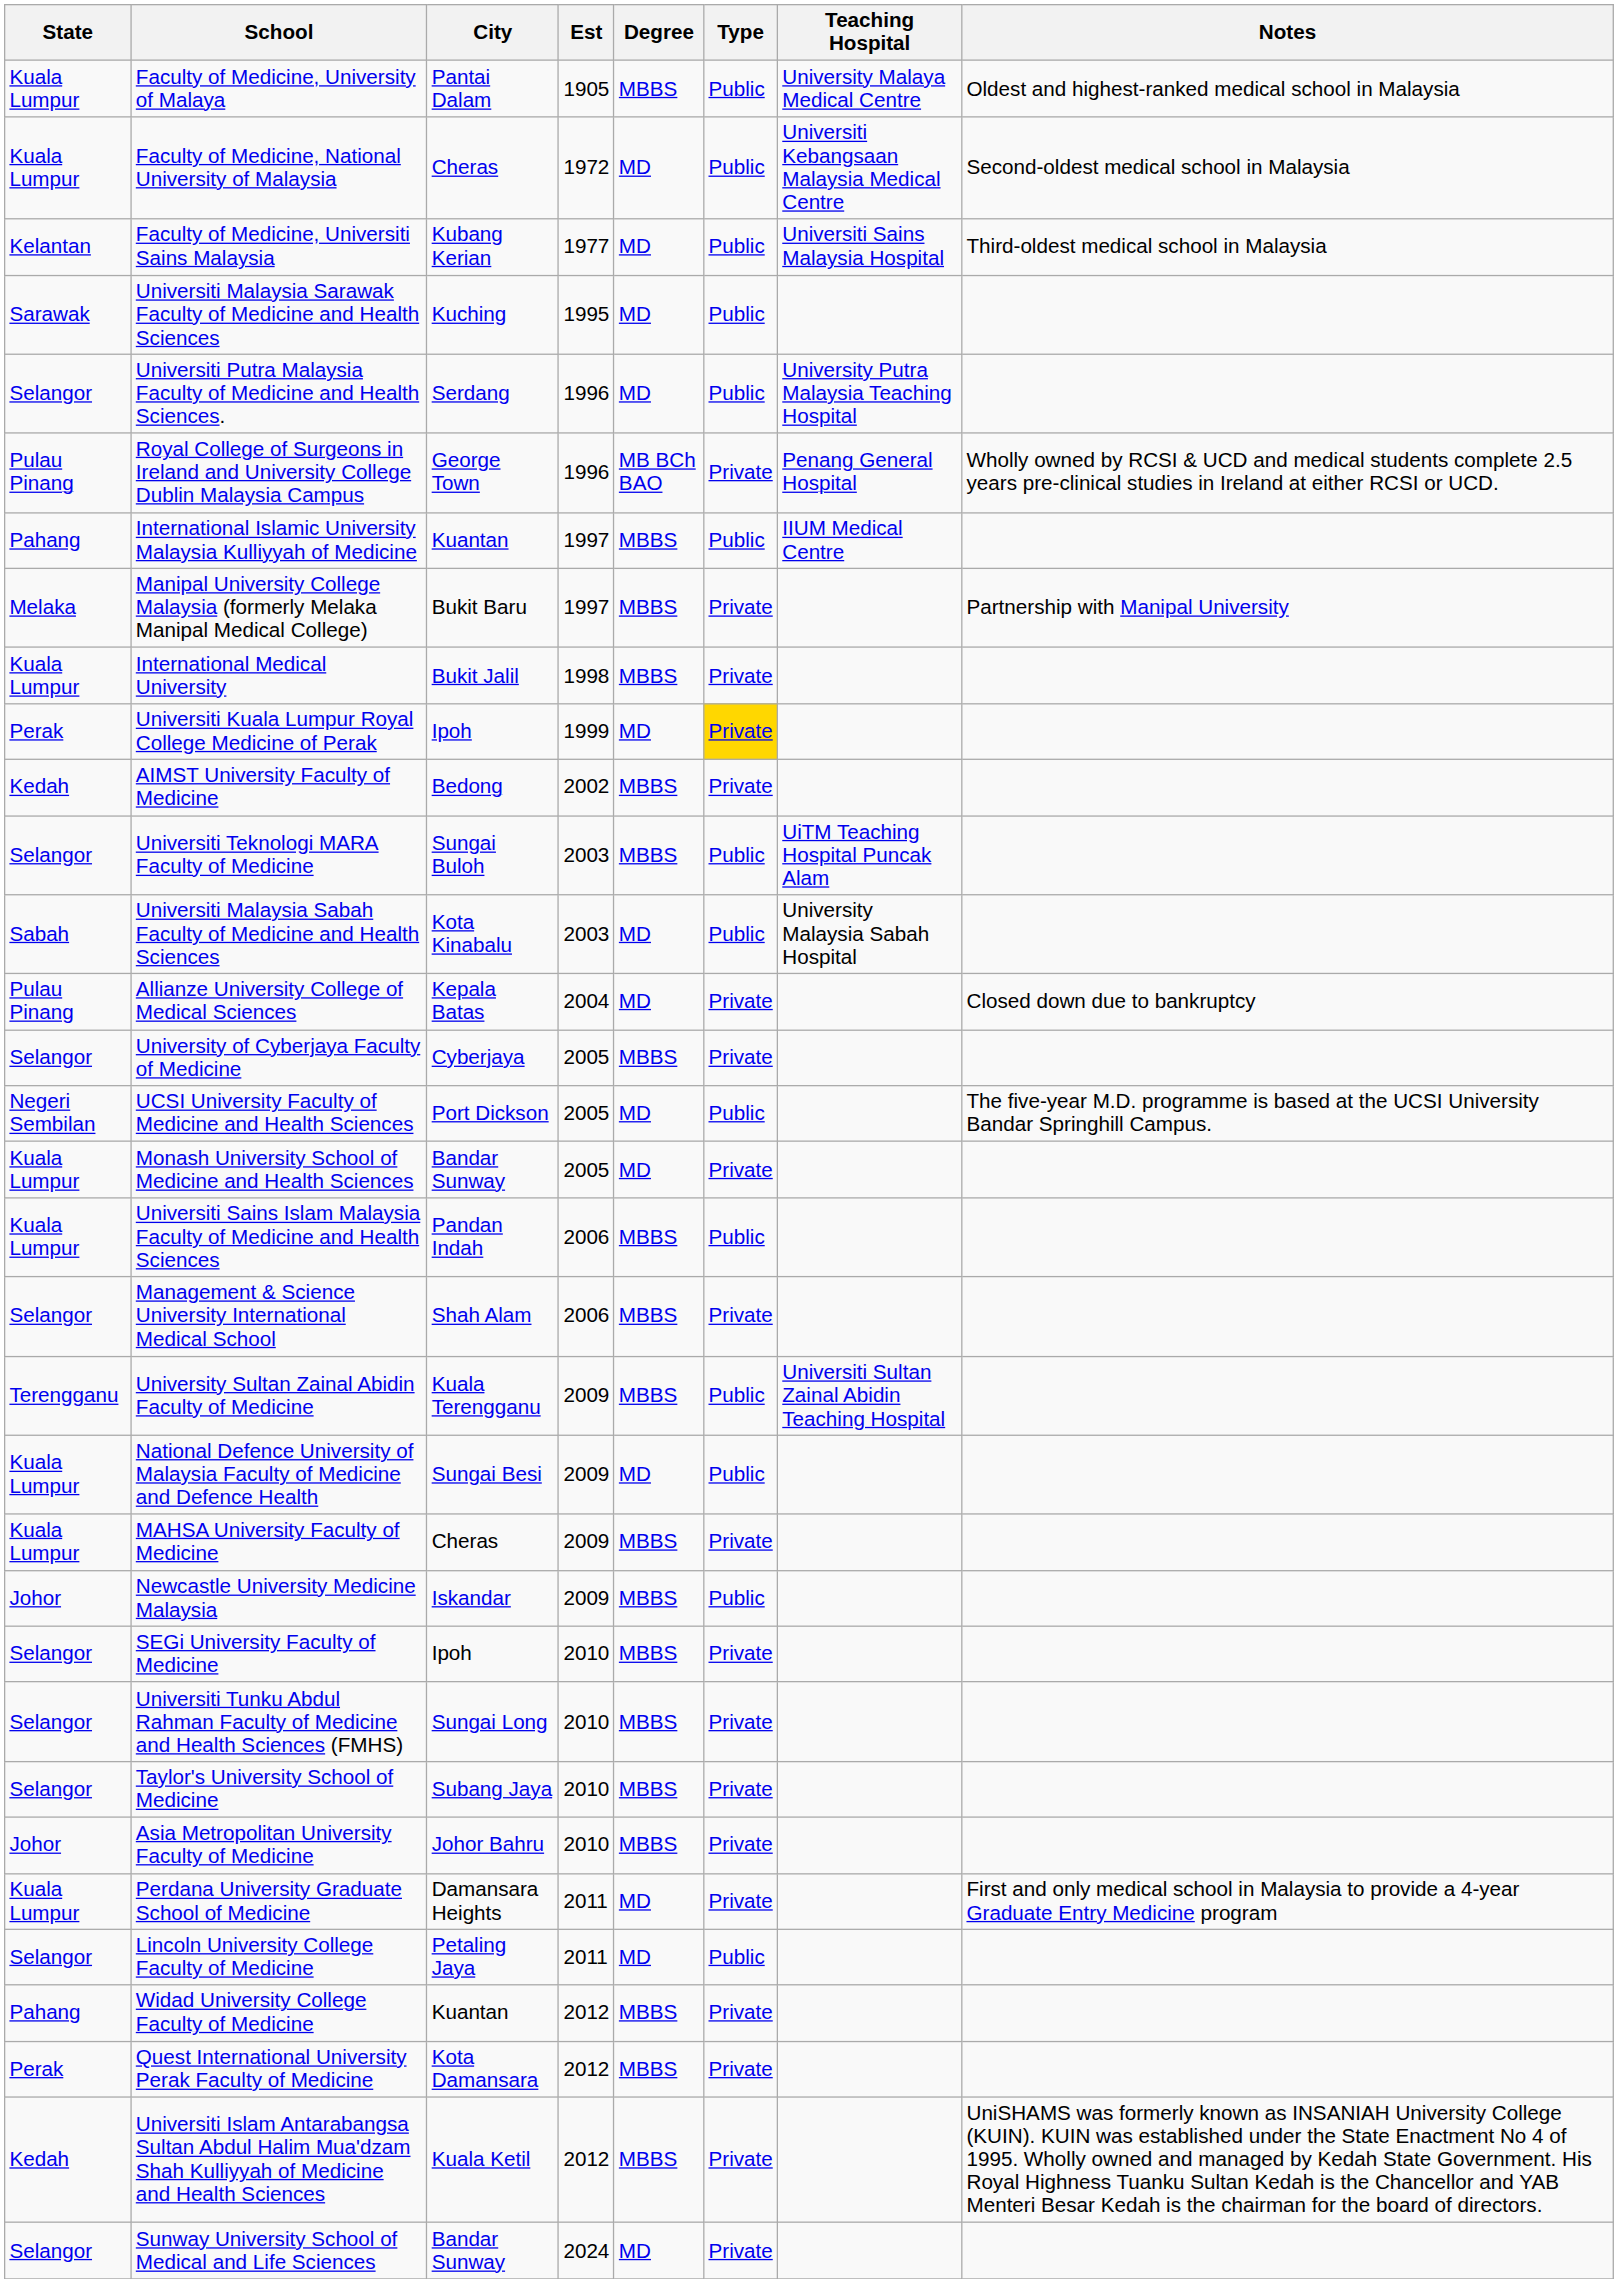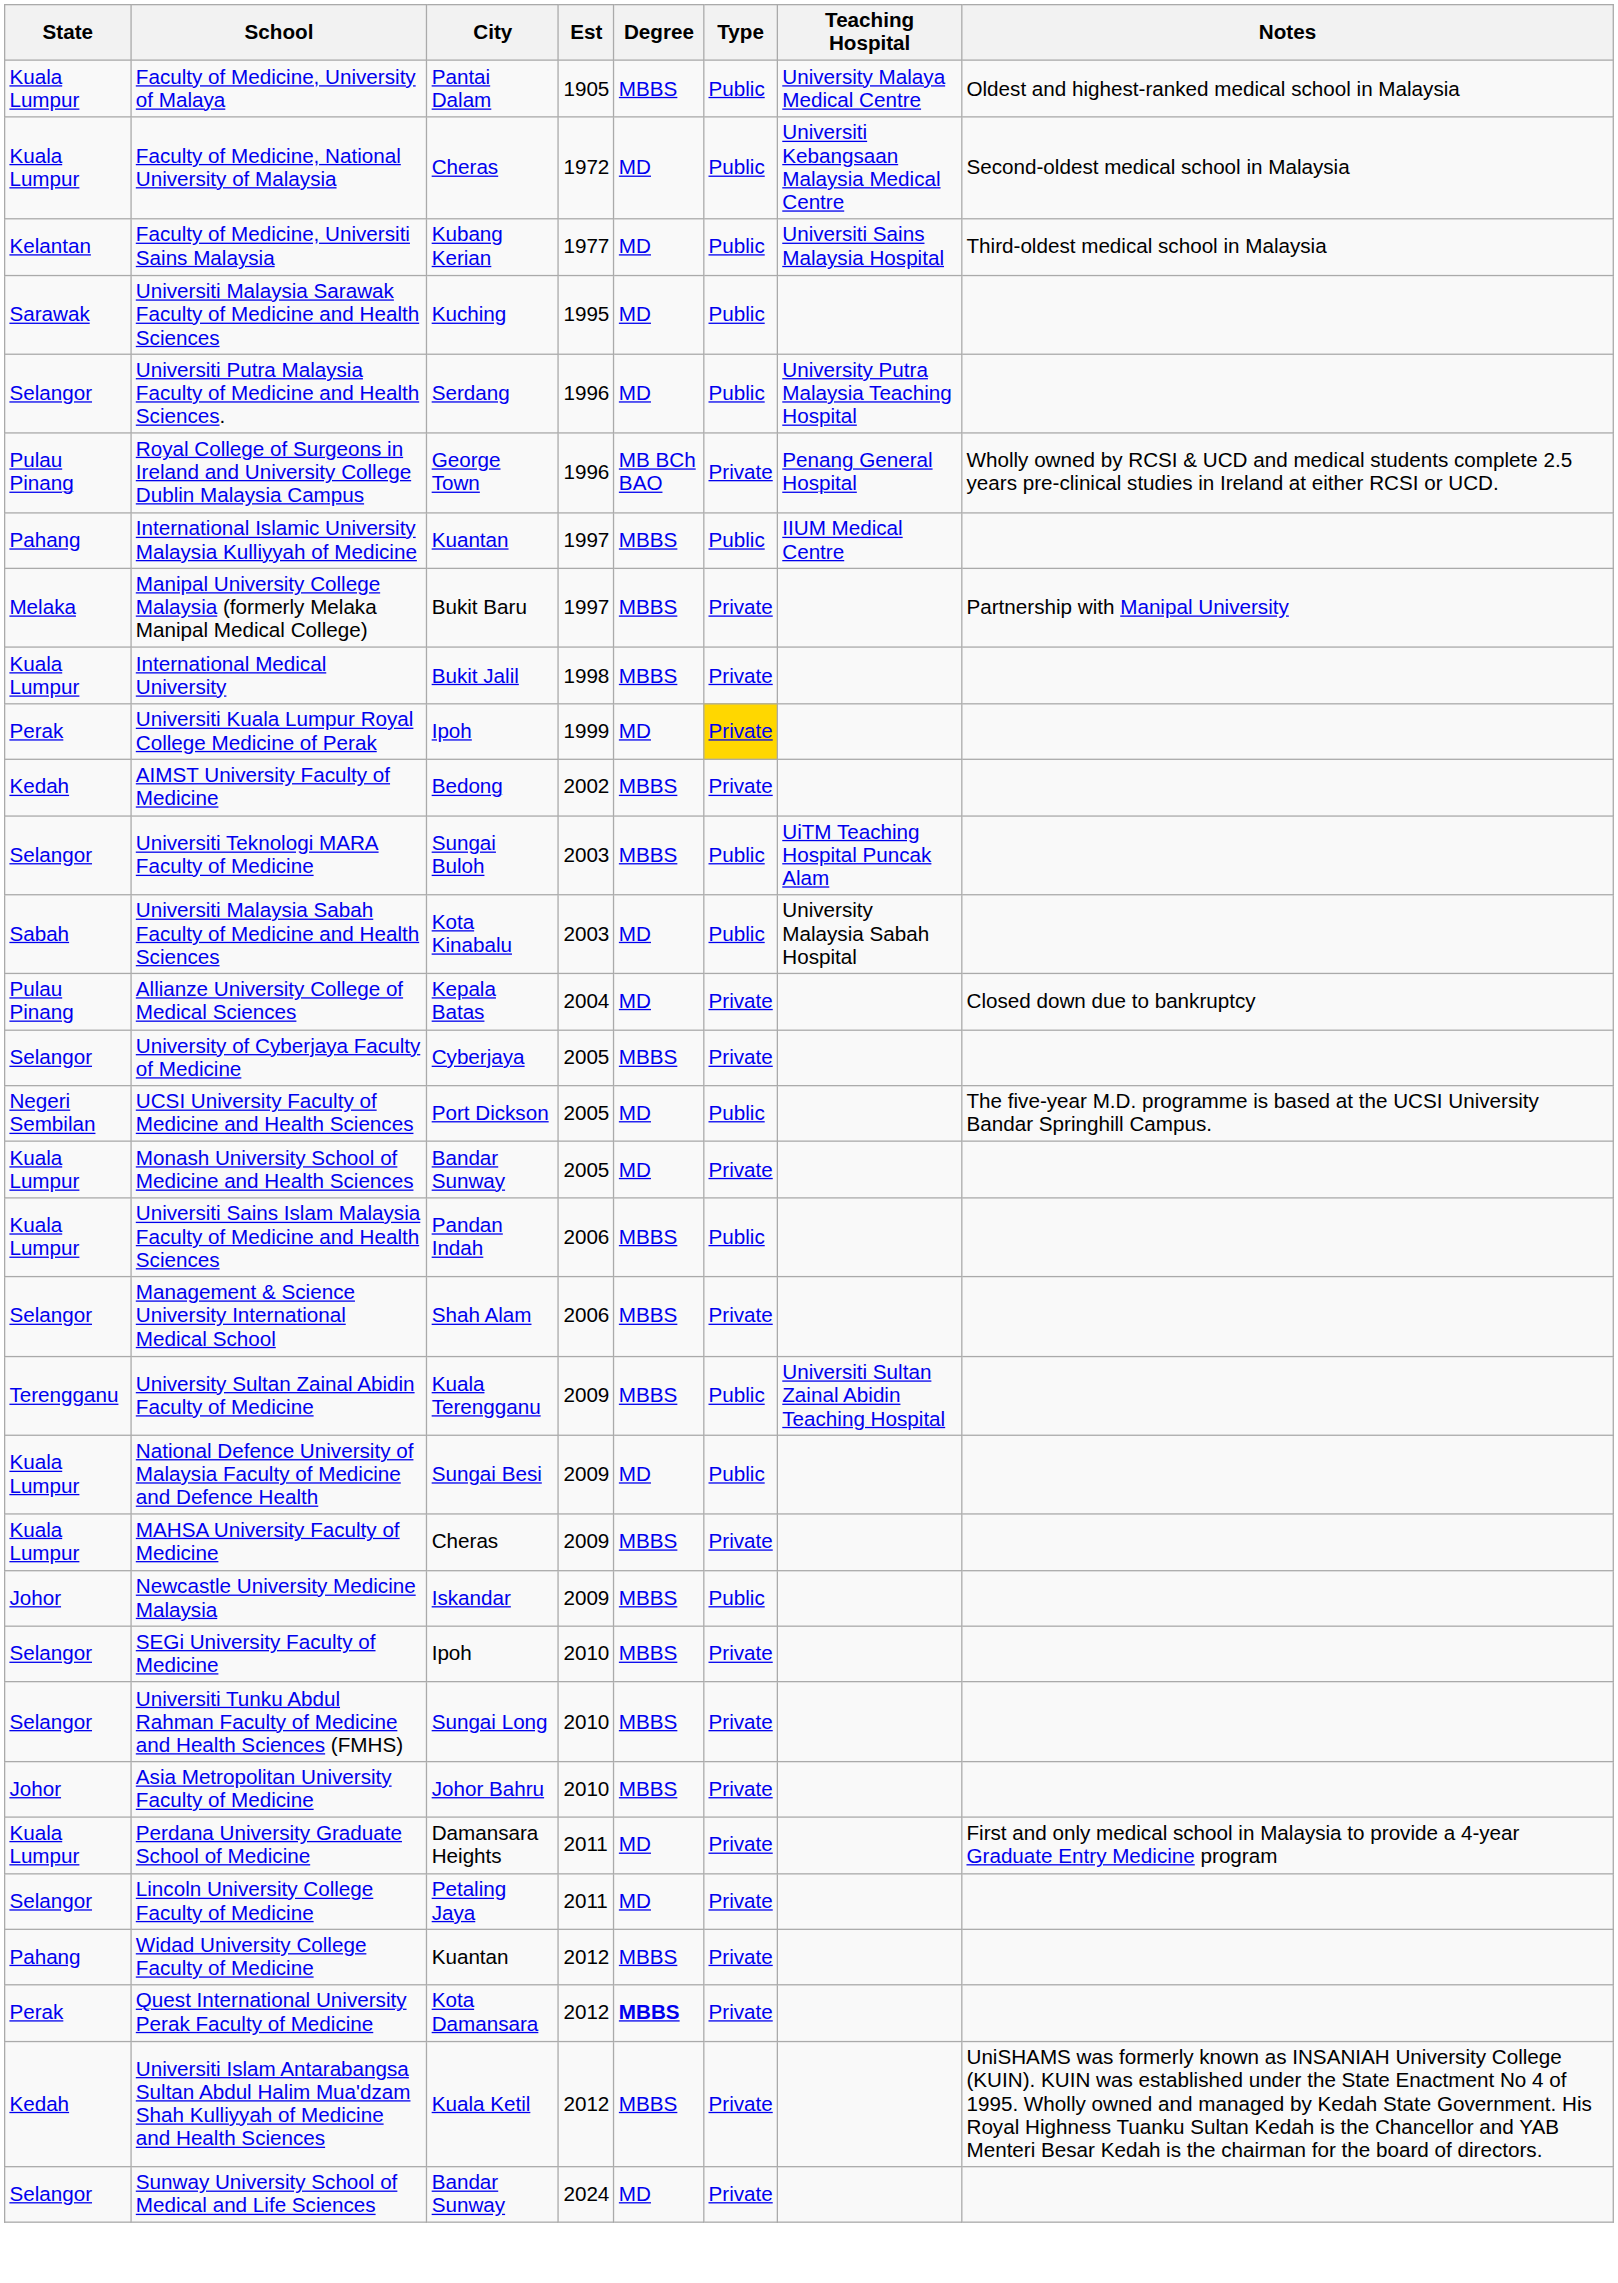- row: (265, 1789)
(737, 1956) Public -> (741, 1901) Private
(648, 2068) normal -> (649, 2012) bold
